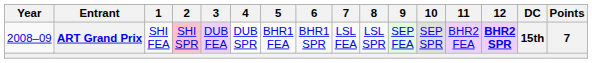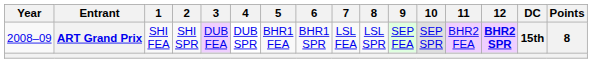(187, 37) pink background -> (187, 37) no background
(567, 37) 7 -> (567, 37) 8
